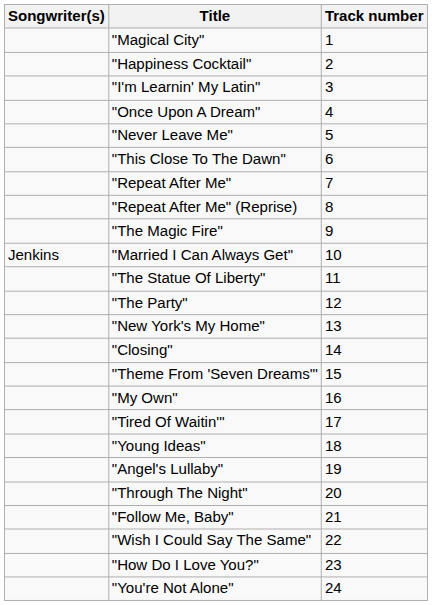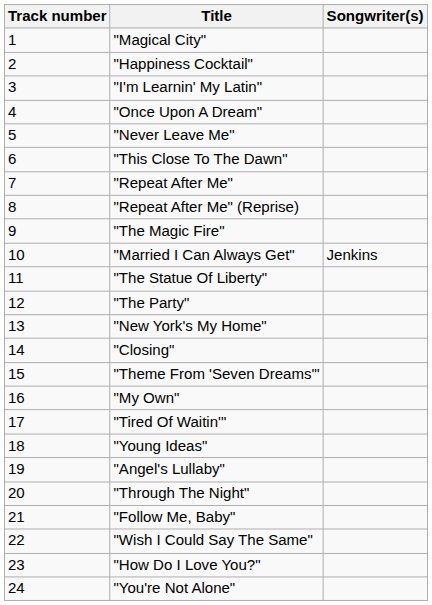columns swapped: (374, 16) <-> (56, 16)
